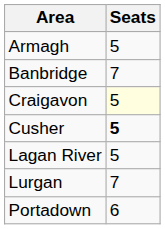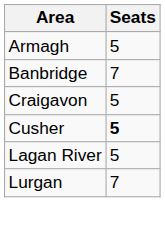(114, 100) lightyellow background -> (114, 100) no background
- row: (50, 210)
